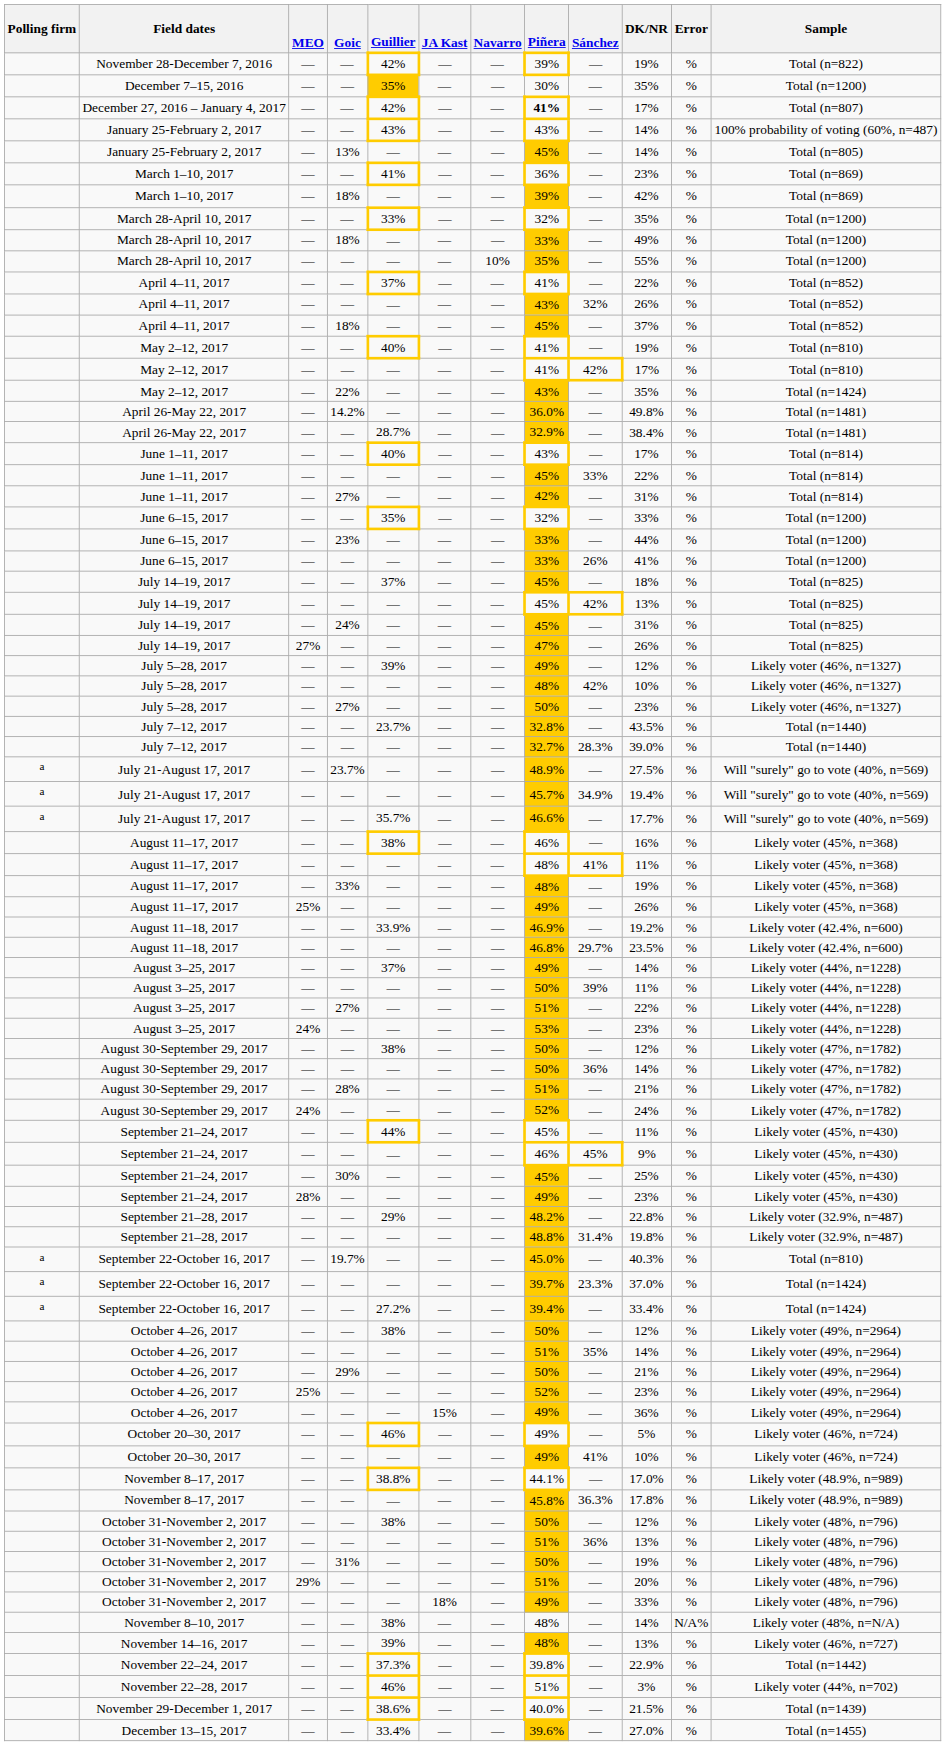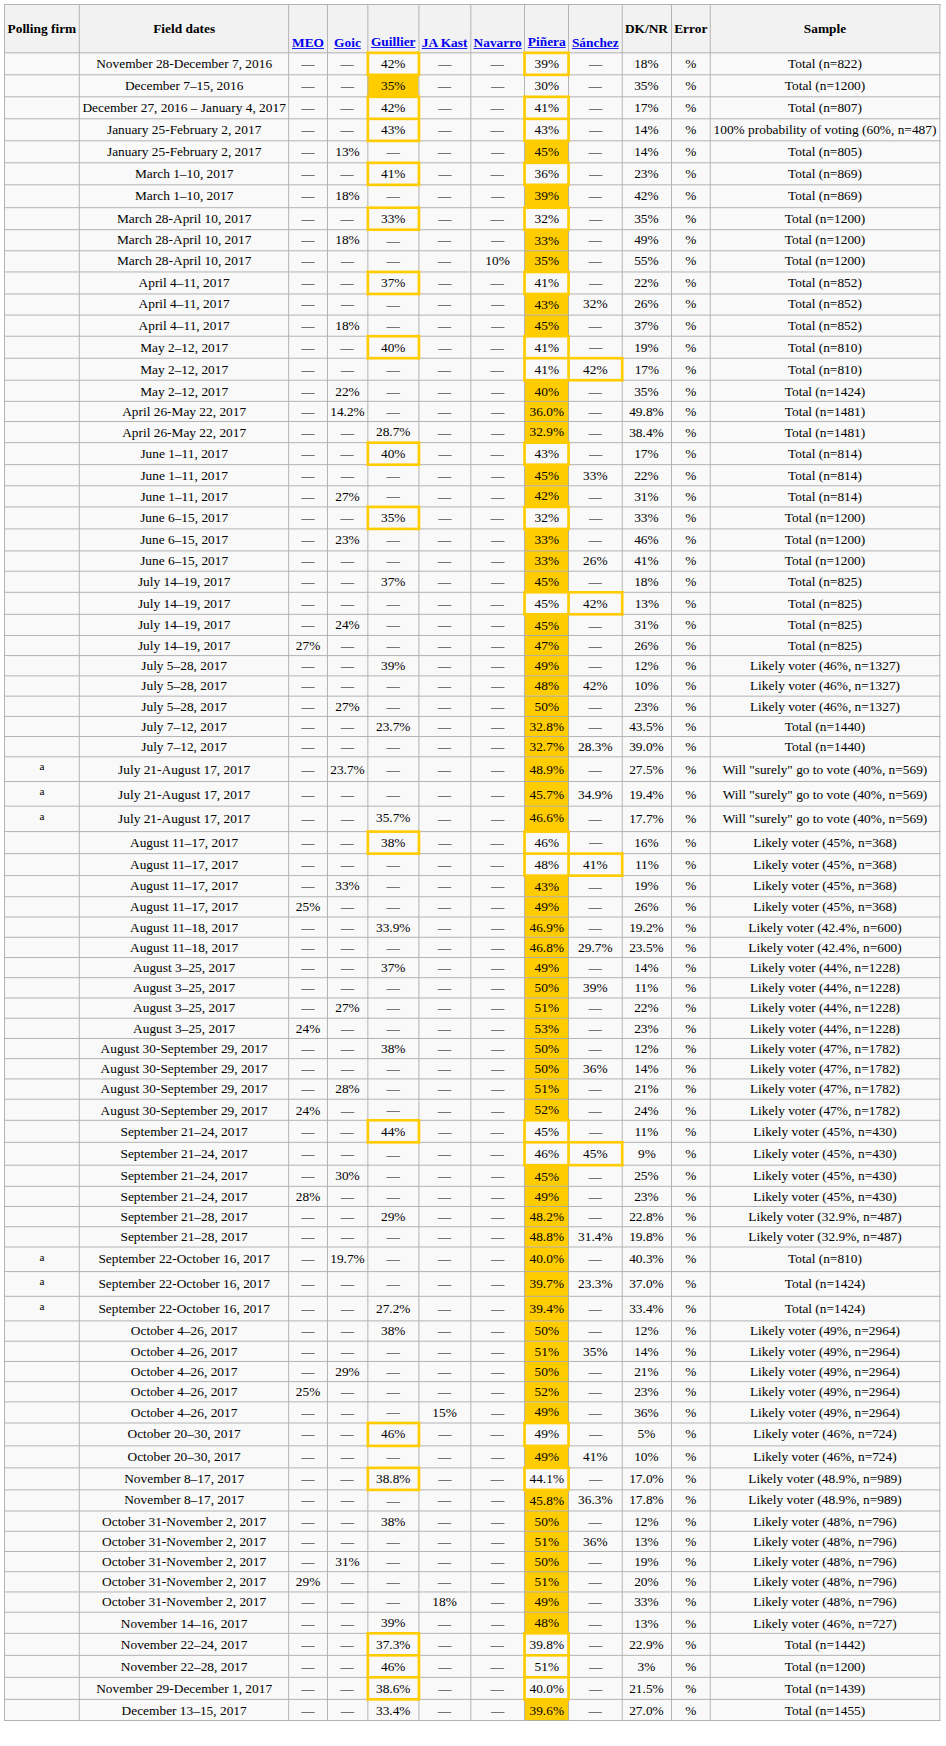(646, 64) 19% -> (646, 64) 18%
(547, 108) bold -> (547, 108) normal
(547, 391) 43% -> (547, 391) 40%
(646, 540) 44% -> (646, 540) 46%
(547, 886) 48% -> (547, 886) 43%
(547, 1259) 45.0% -> (547, 1259) 40.0%
- row: (184, 1622)
(826, 1686) Likely voter (44%, n=702) -> (825, 1666) Total (n=1200)
